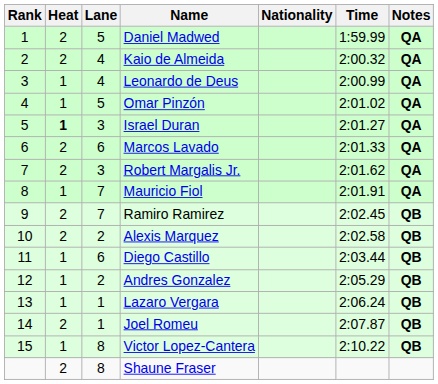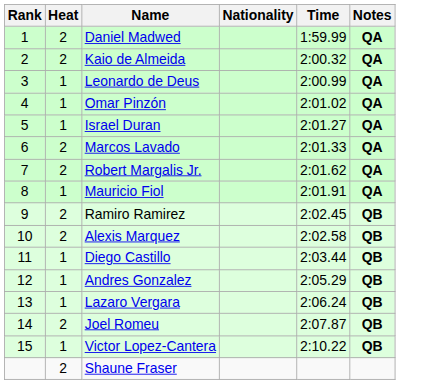- column: (101, 15)
(63, 125) bold -> (63, 125) normal
